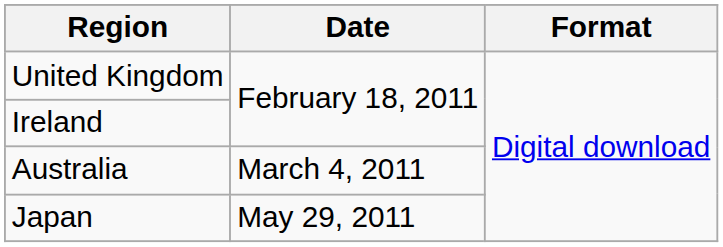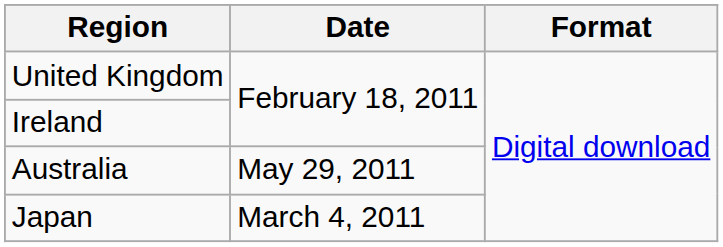(331, 169) March 4, 2011 -> (326, 169) May 29, 2011
(326, 216) May 29, 2011 -> (331, 216) March 4, 2011
